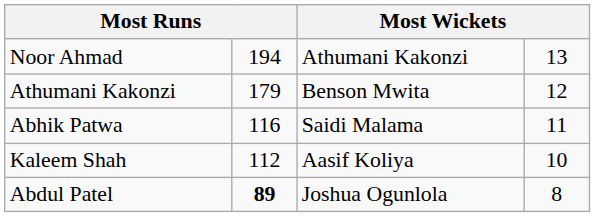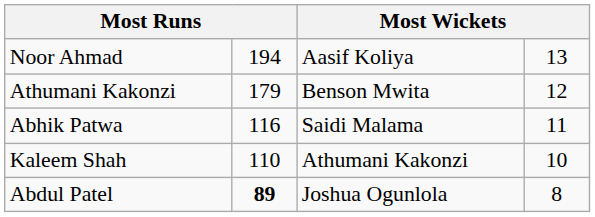(385, 56) Athumani Kakonzi -> (358, 56) Aasif Koliya
(265, 159) 112 -> (265, 159) 110
(358, 159) Aasif Koliya -> (385, 159) Athumani Kakonzi
